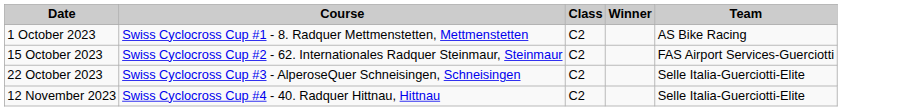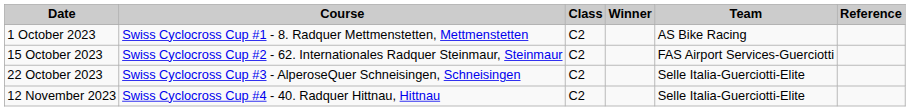+ column: (871, 14)
